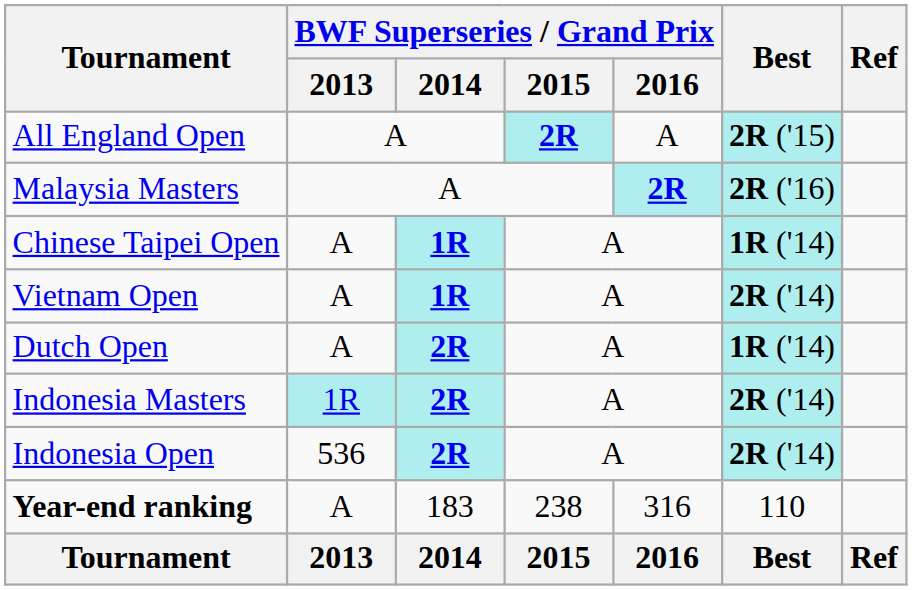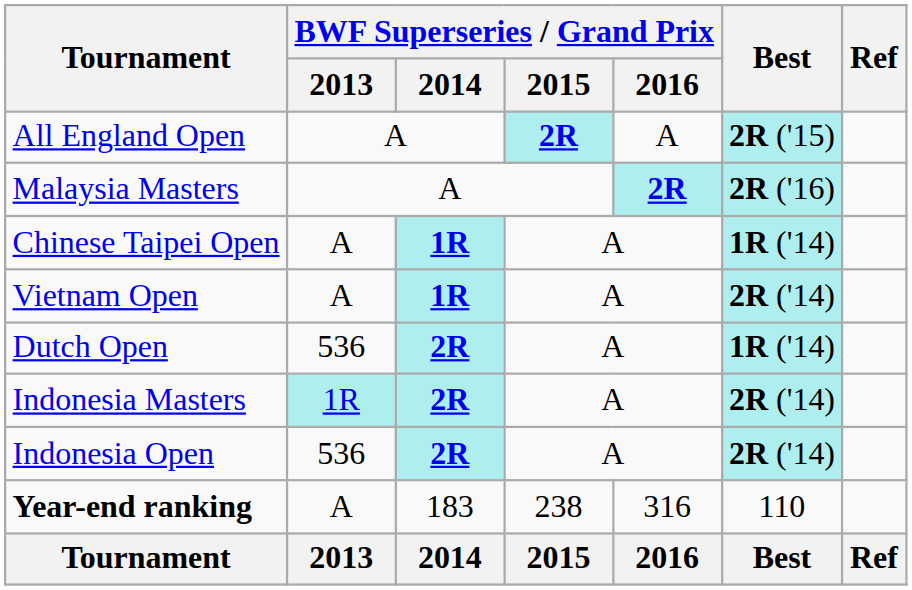(341, 347) A -> (341, 347) 536
